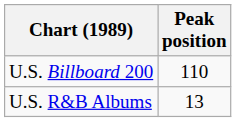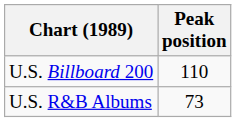(194, 101) 13 -> (194, 101) 73
